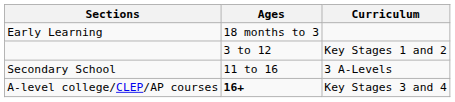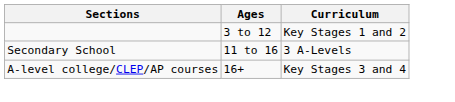- row: (55, 32)
(234, 87) bold -> (234, 69) normal
